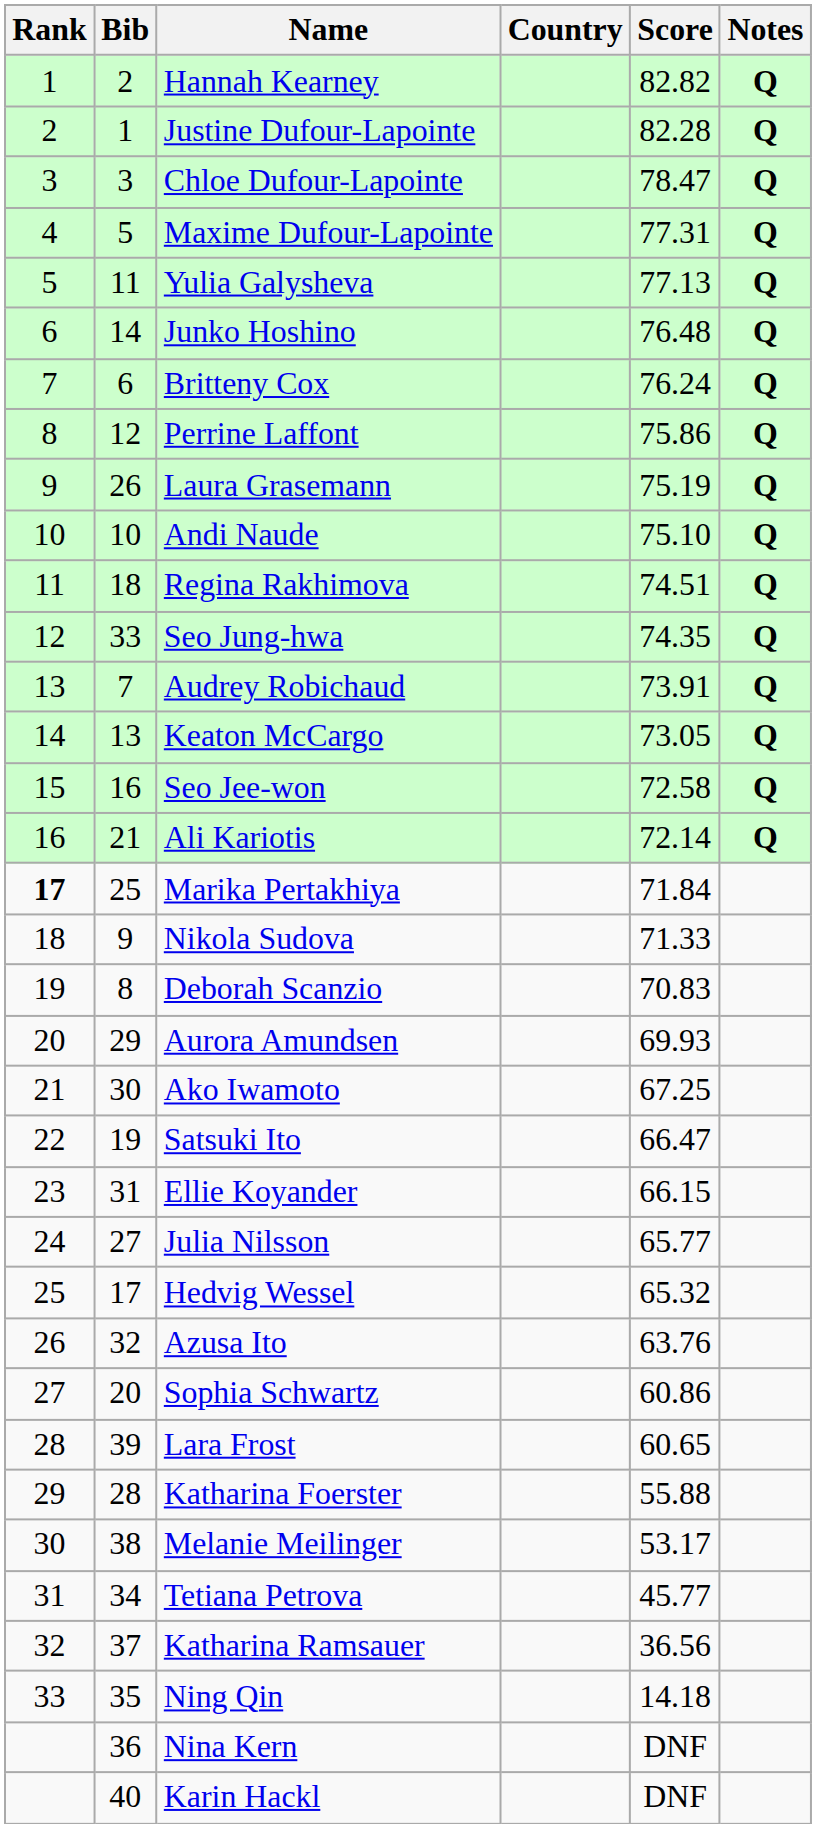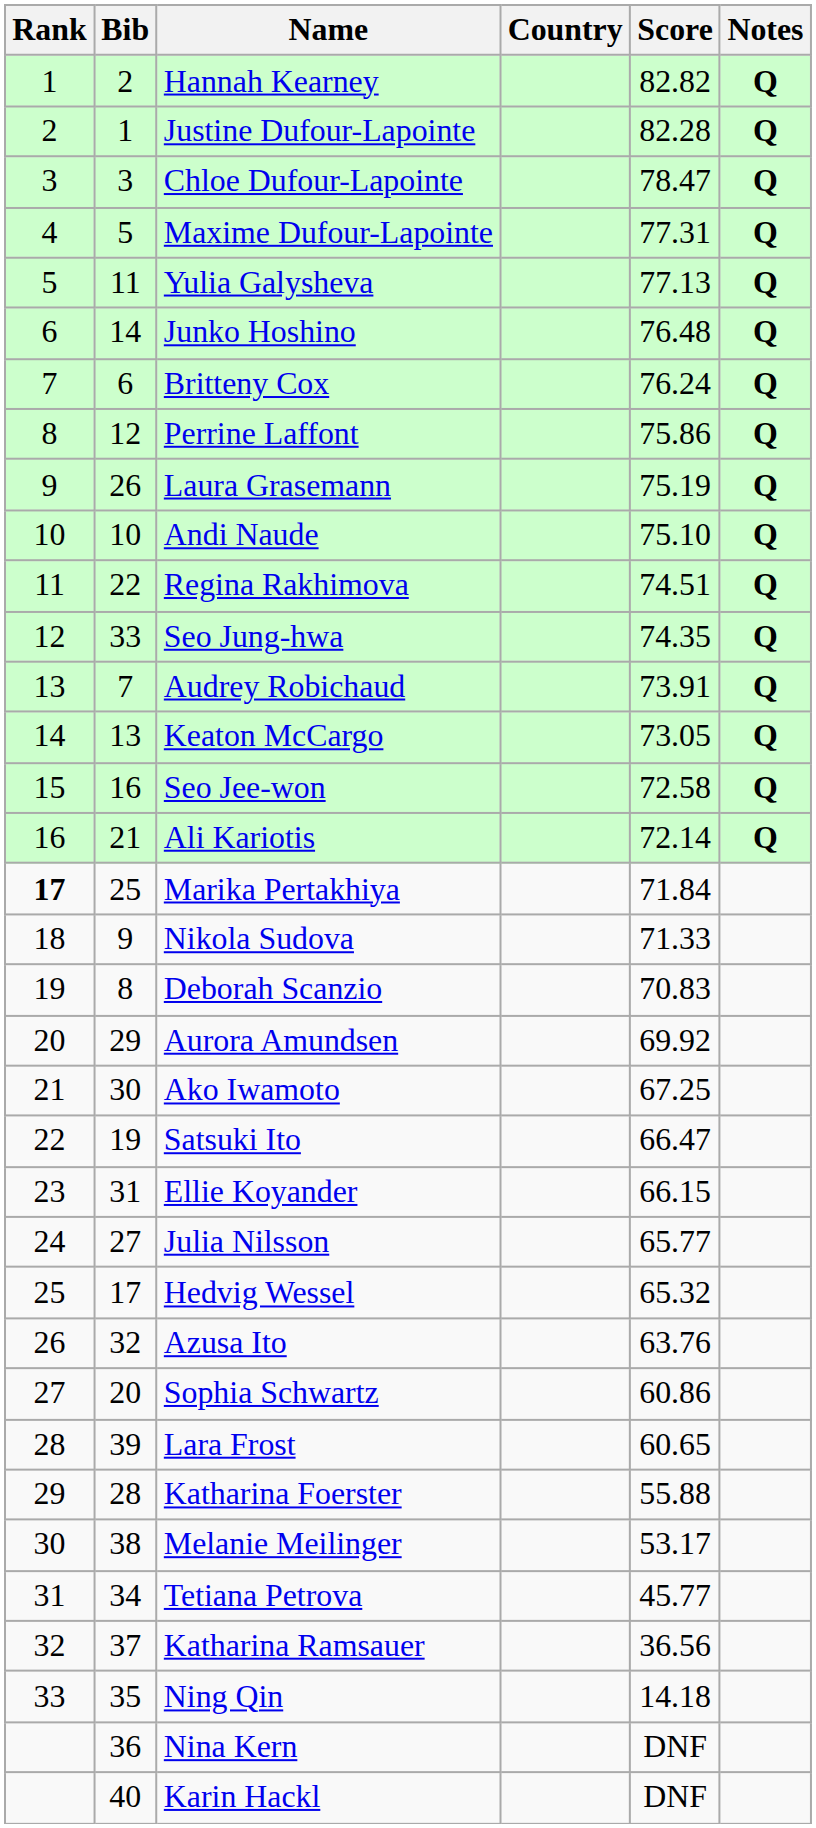(125, 585) 18 -> (125, 585) 22
(675, 1039) 69.93 -> (675, 1039) 69.92
